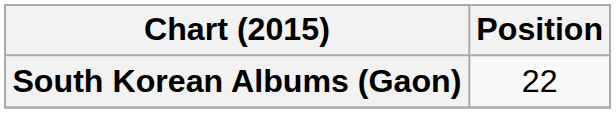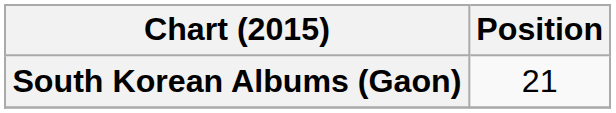(540, 81) 22 -> (540, 81) 21
